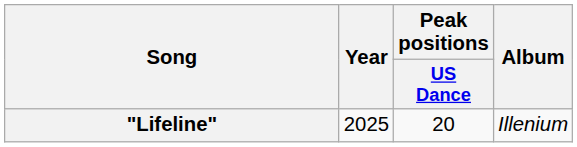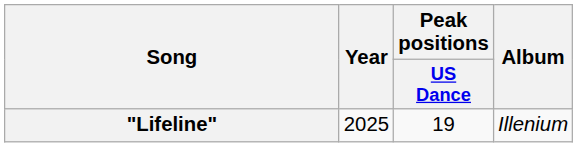(444, 124) 20 -> (444, 124) 19
